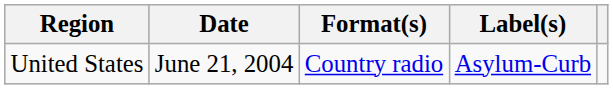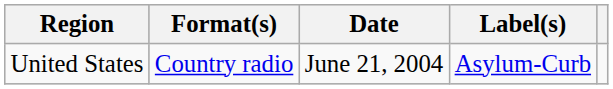columns swapped: (224, 24) <-> (374, 24)
